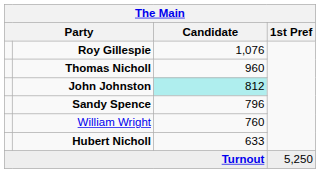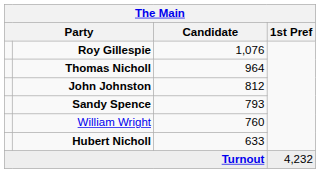(255, 68) 960 -> (255, 68) 964
(255, 86) paleturquoise background -> (255, 86) no background
(255, 104) 796 -> (255, 104) 793
(298, 159) 5,250 -> (298, 159) 4,232
